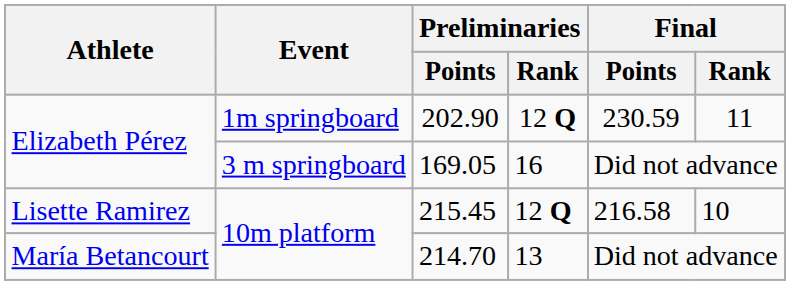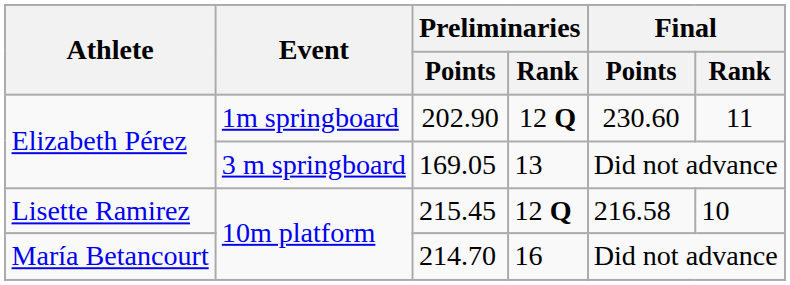(641, 118) 230.59 -> (641, 118) 230.60
(529, 164) 16 -> (529, 164) 13
(529, 257) 13 -> (529, 257) 16
